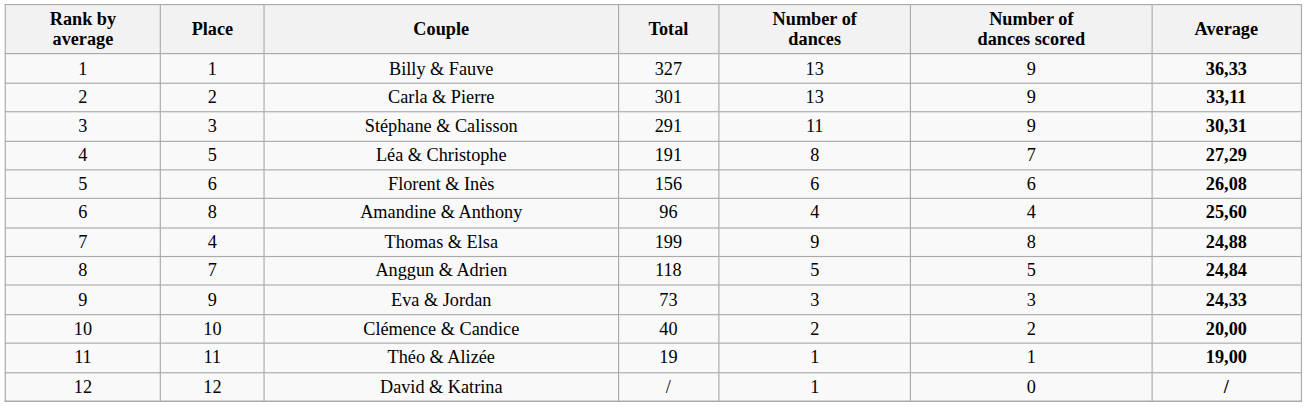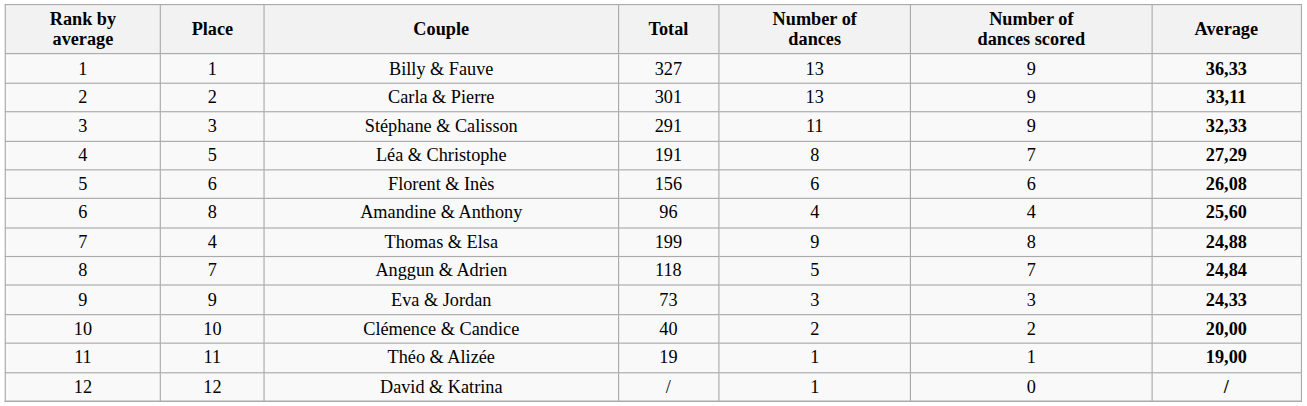(1226, 126) 30,31 -> (1226, 126) 32,33
(1031, 270) 5 -> (1031, 270) 7
